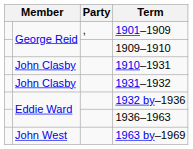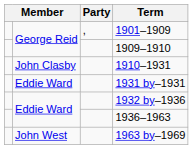+ row: (150, 83)
- row: (143, 83)
